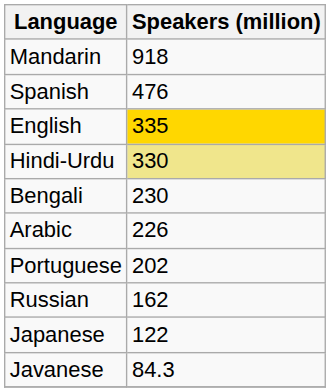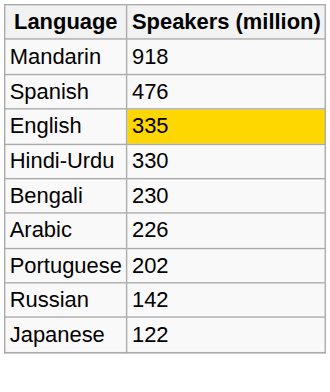(150, 160) khaki background -> (150, 160) no background
(150, 299) 162 -> (150, 299) 142
- row: (57, 369)
